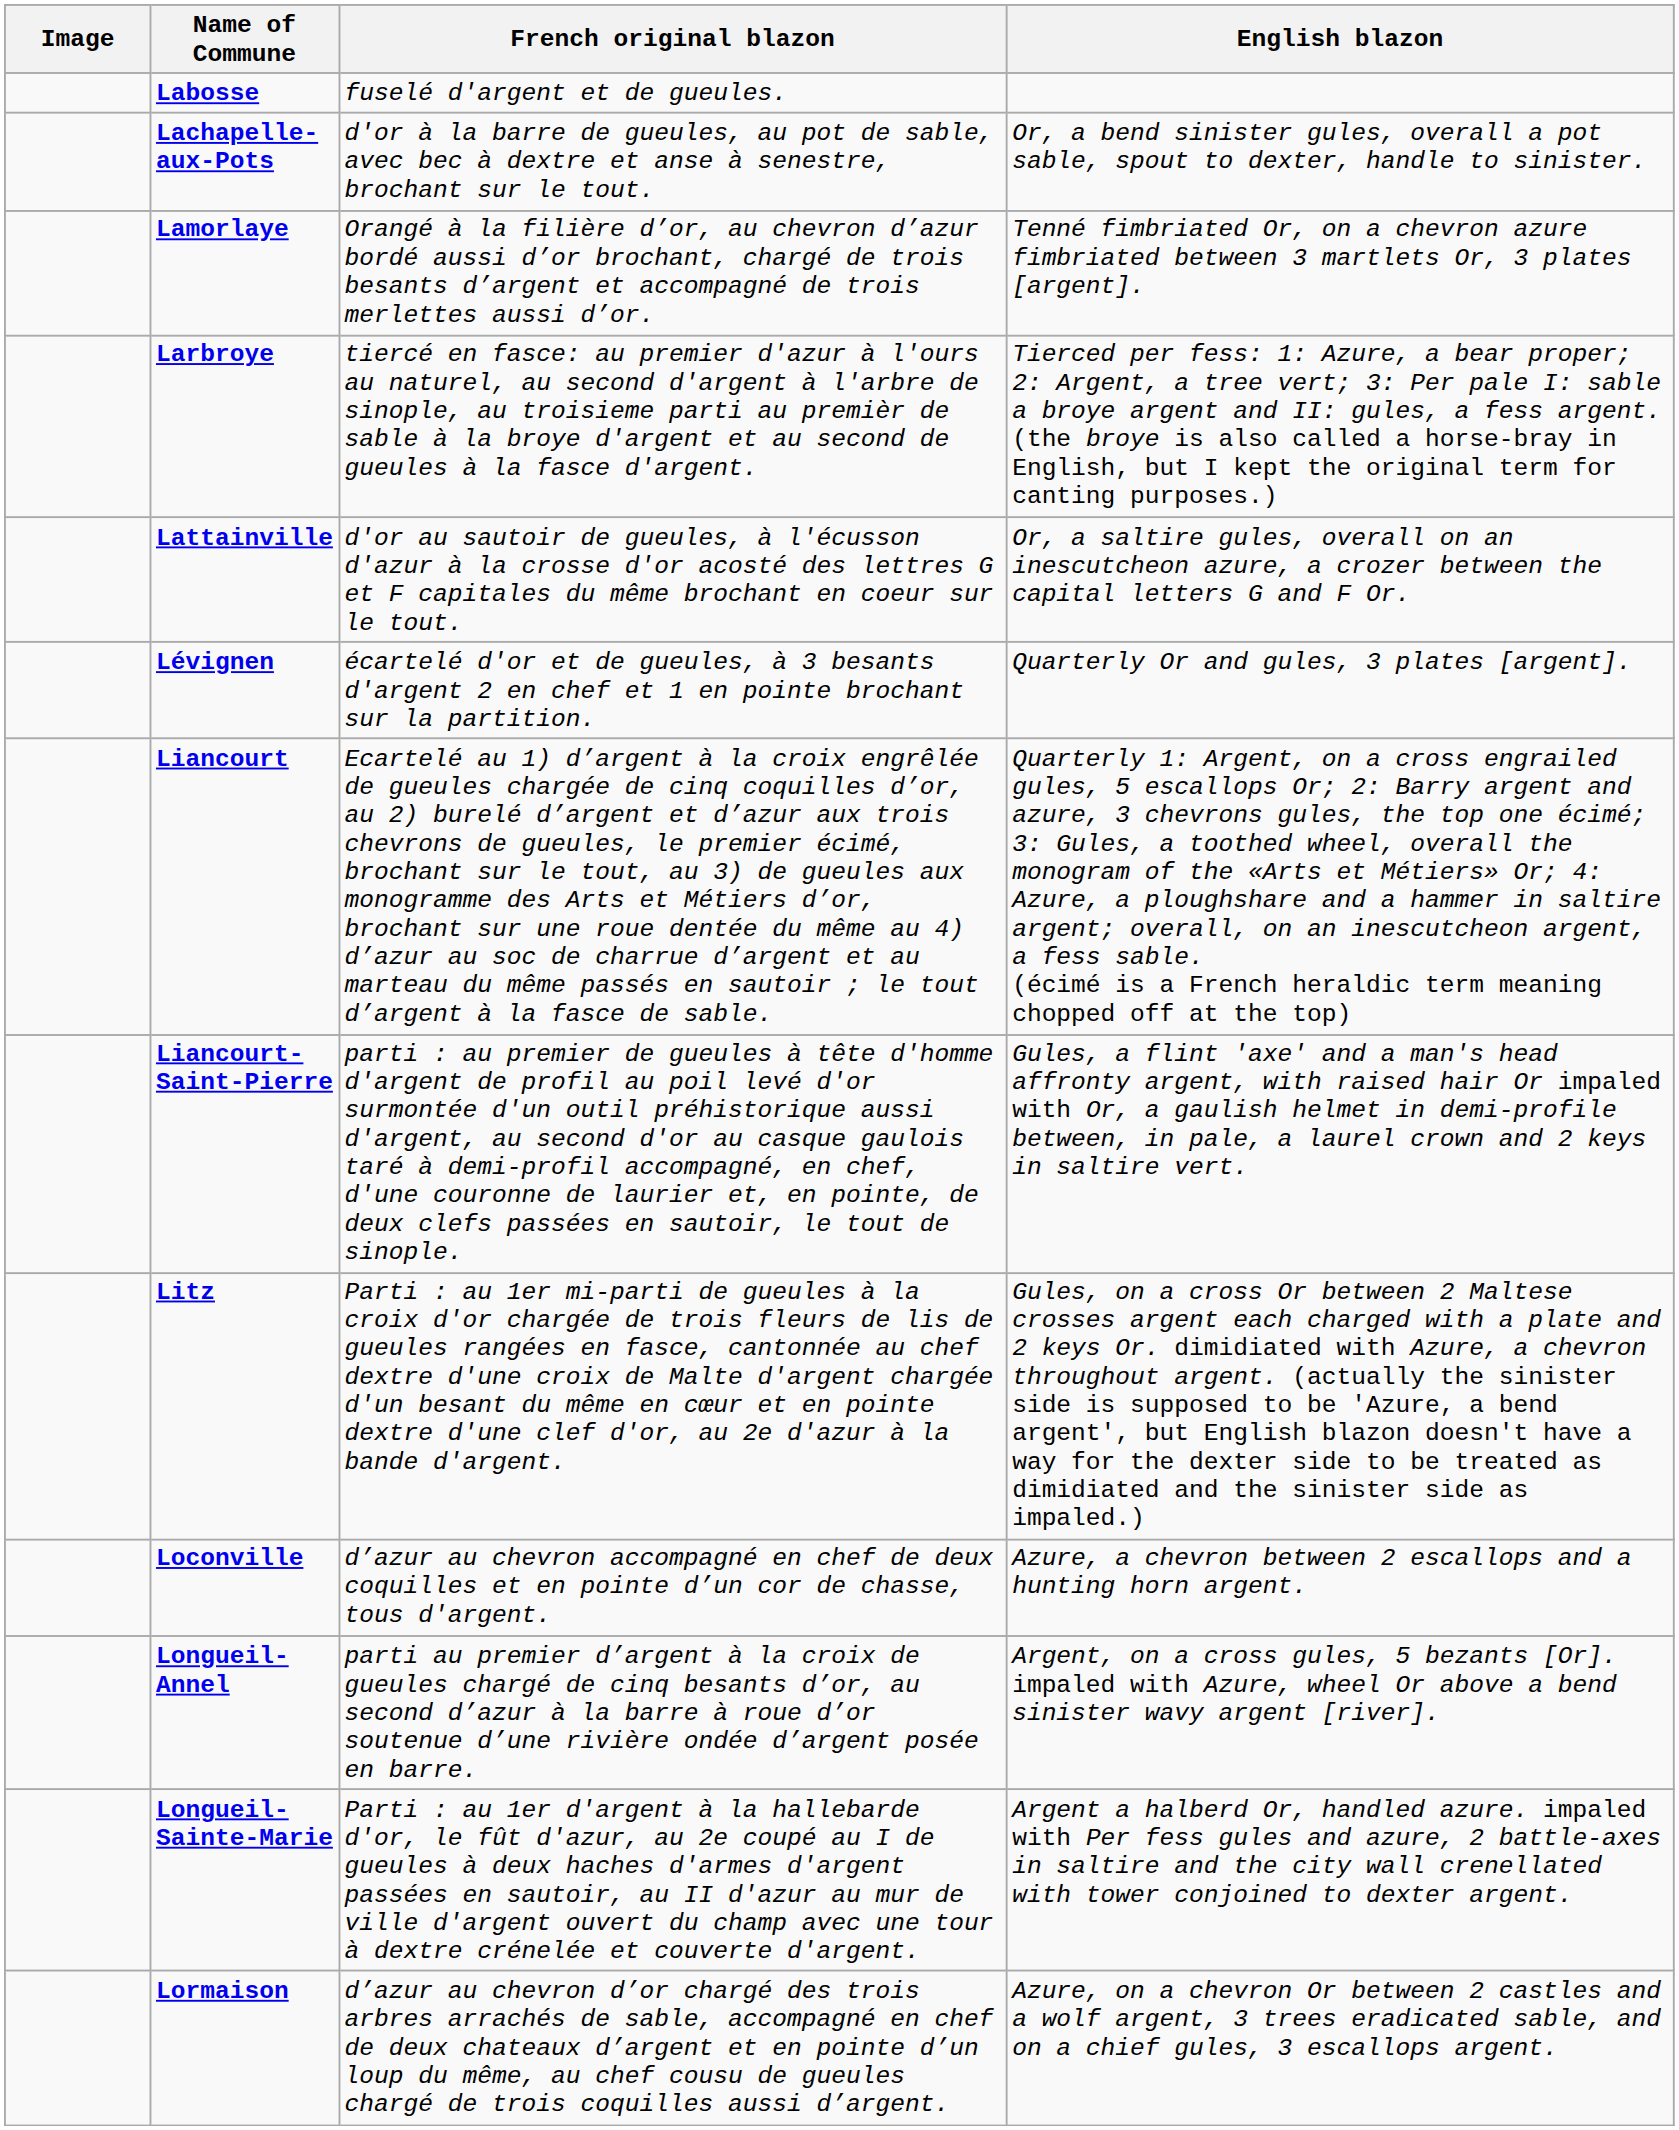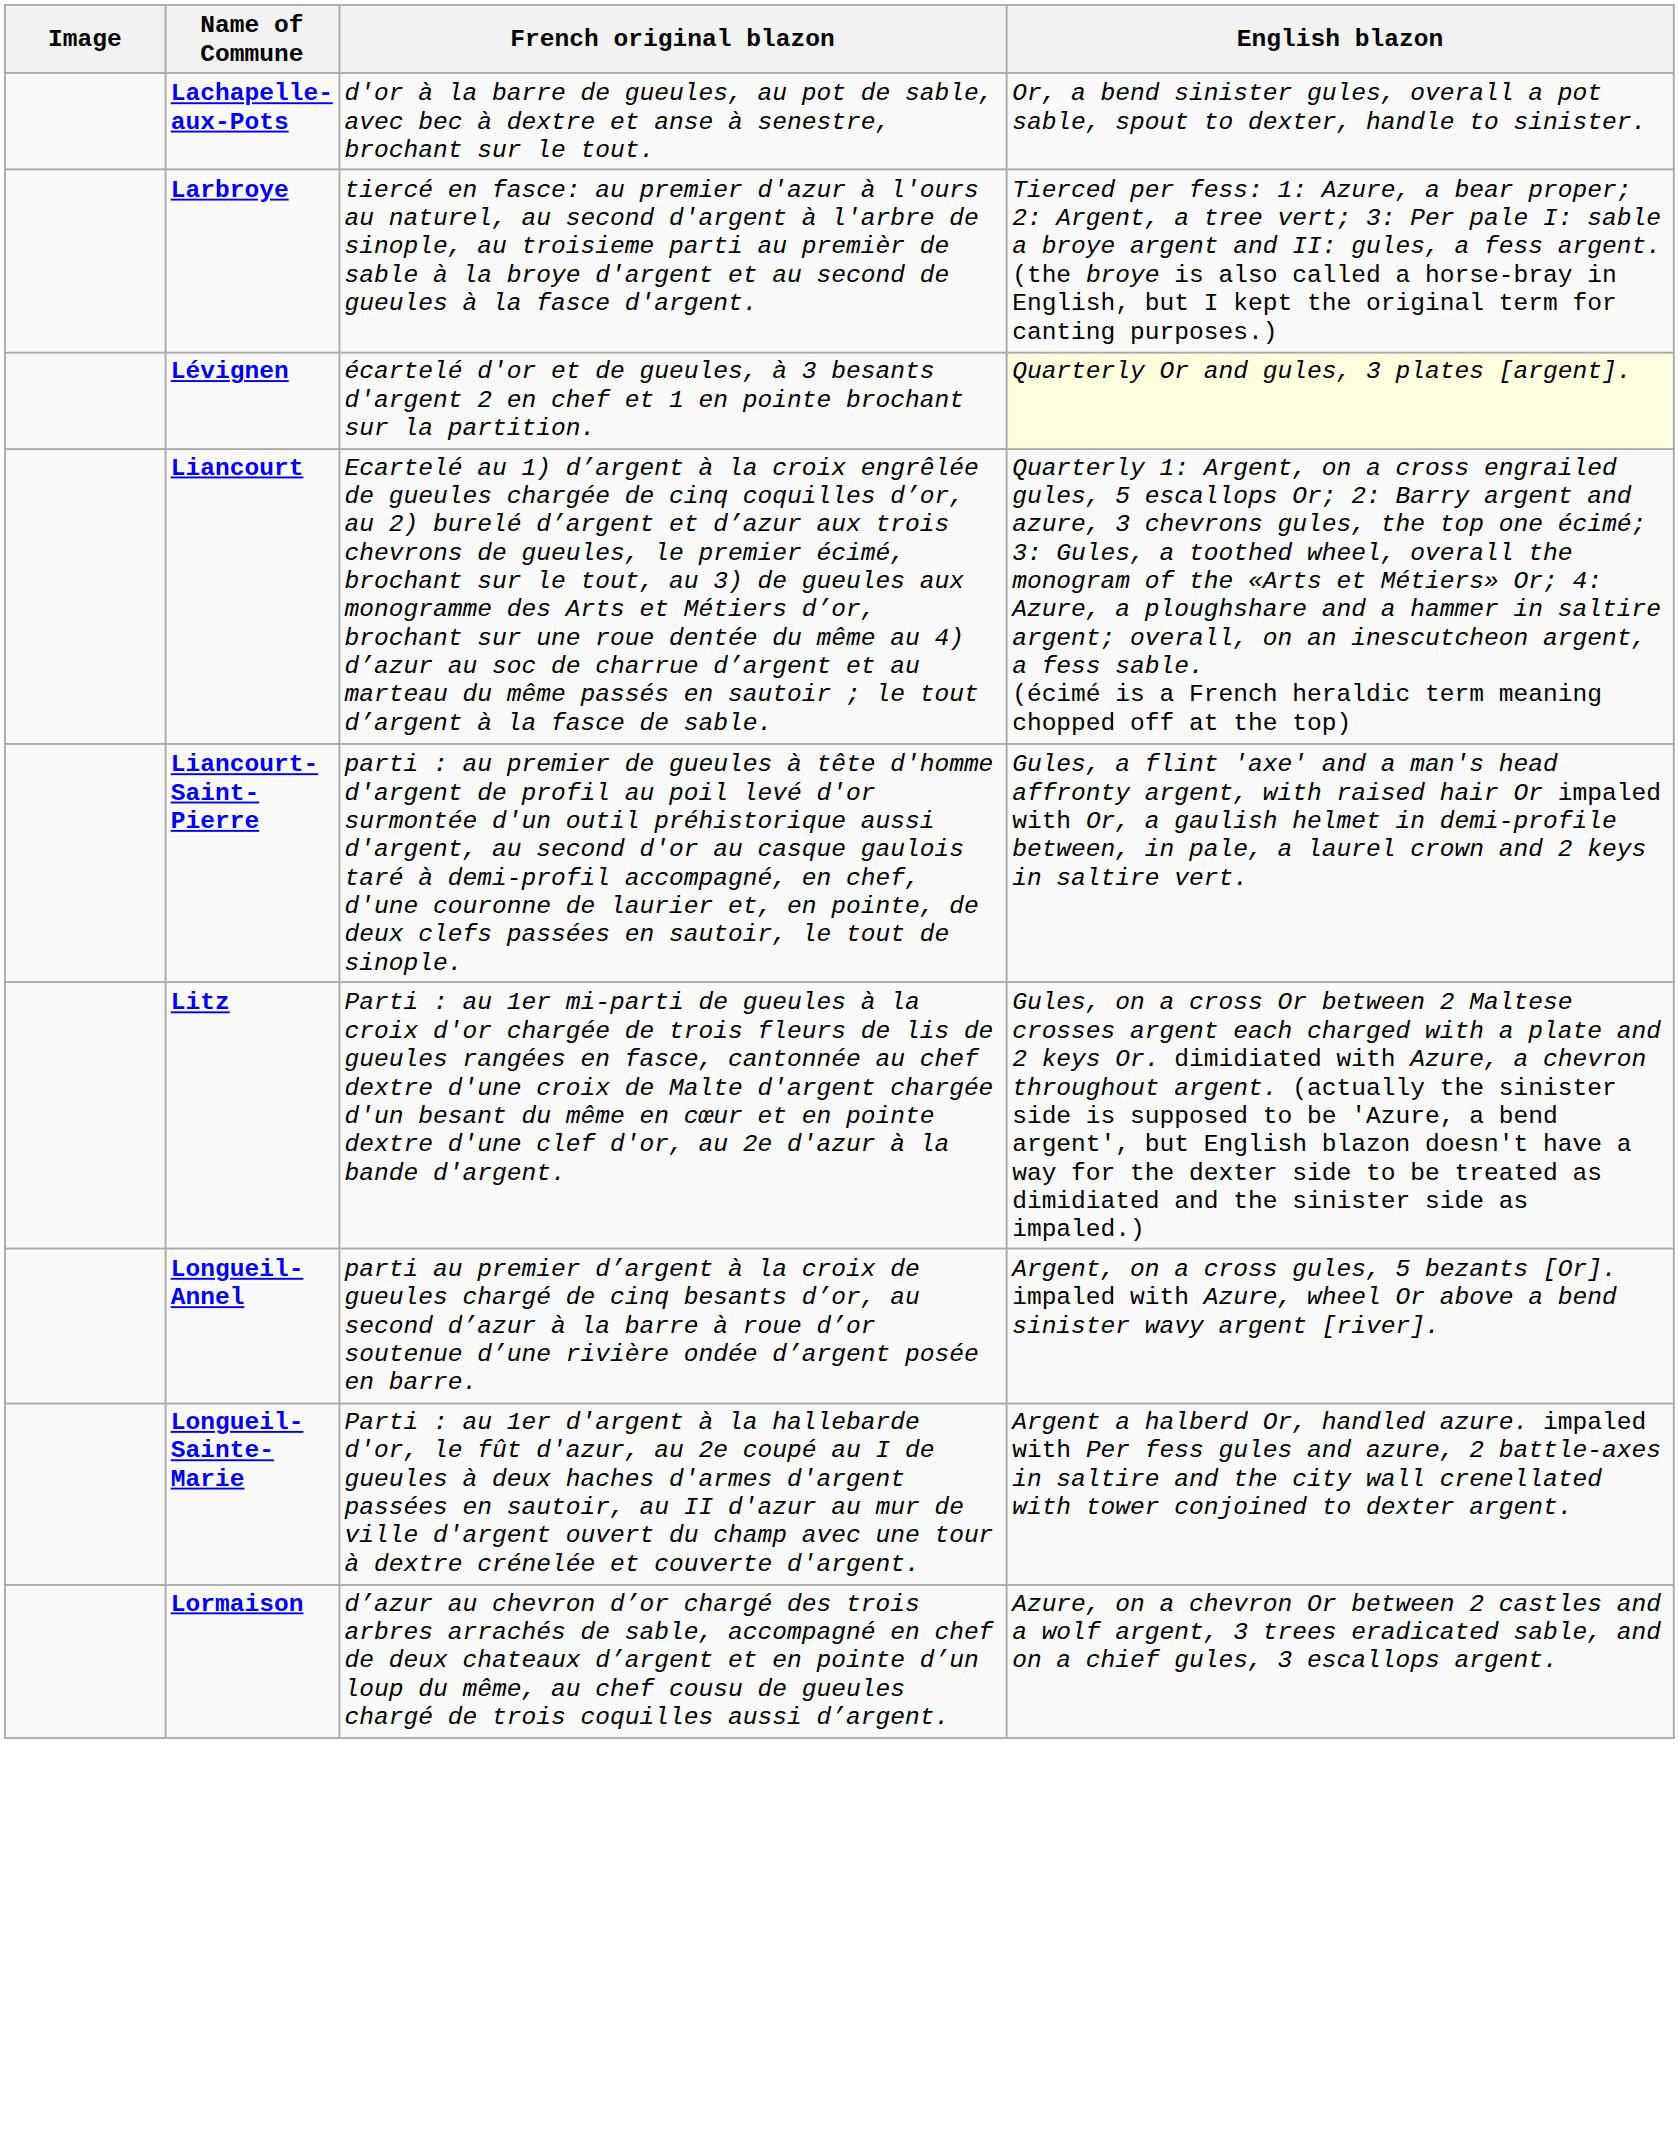- row: (208, 93)
- row: (222, 230)
- row: (244, 537)
(1322, 662) no background -> (1322, 372) lightyellow background
- row: (230, 1559)
